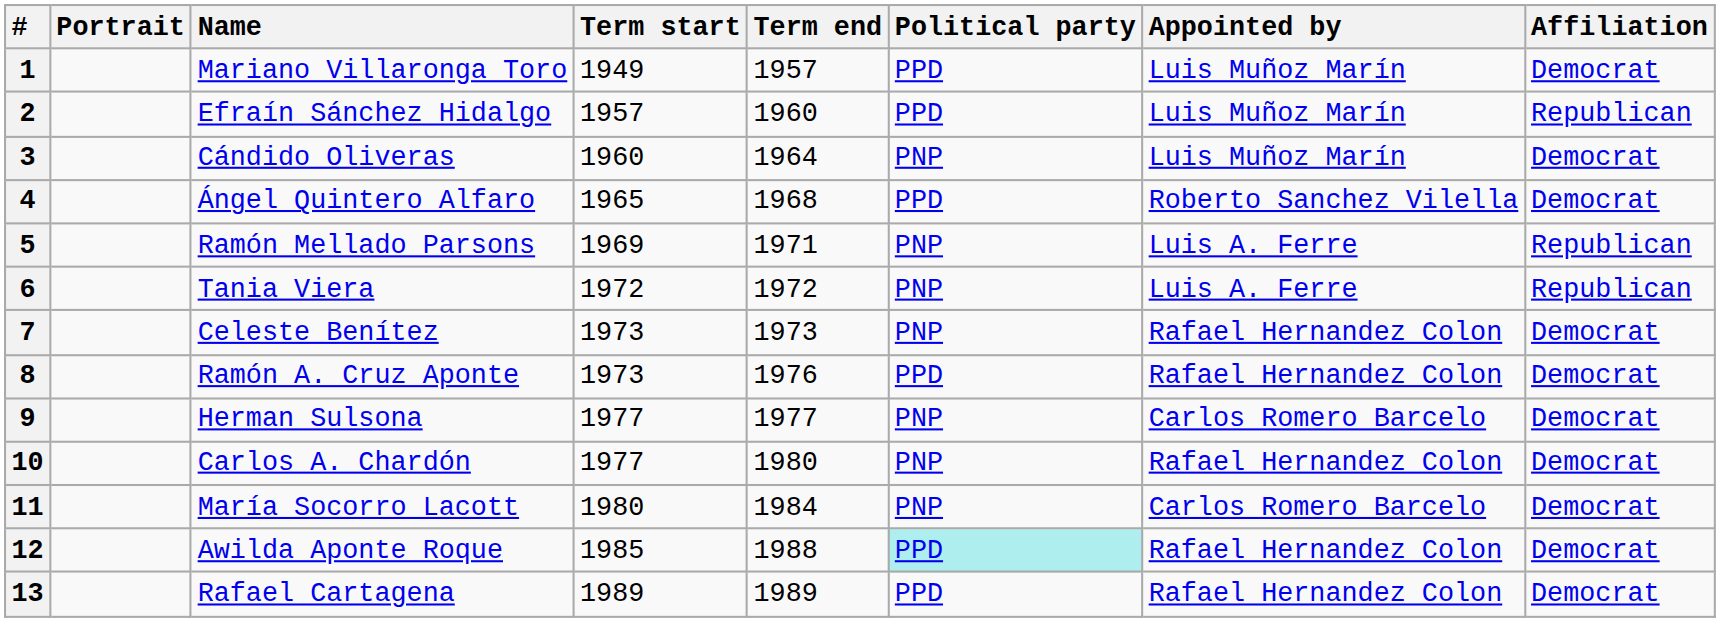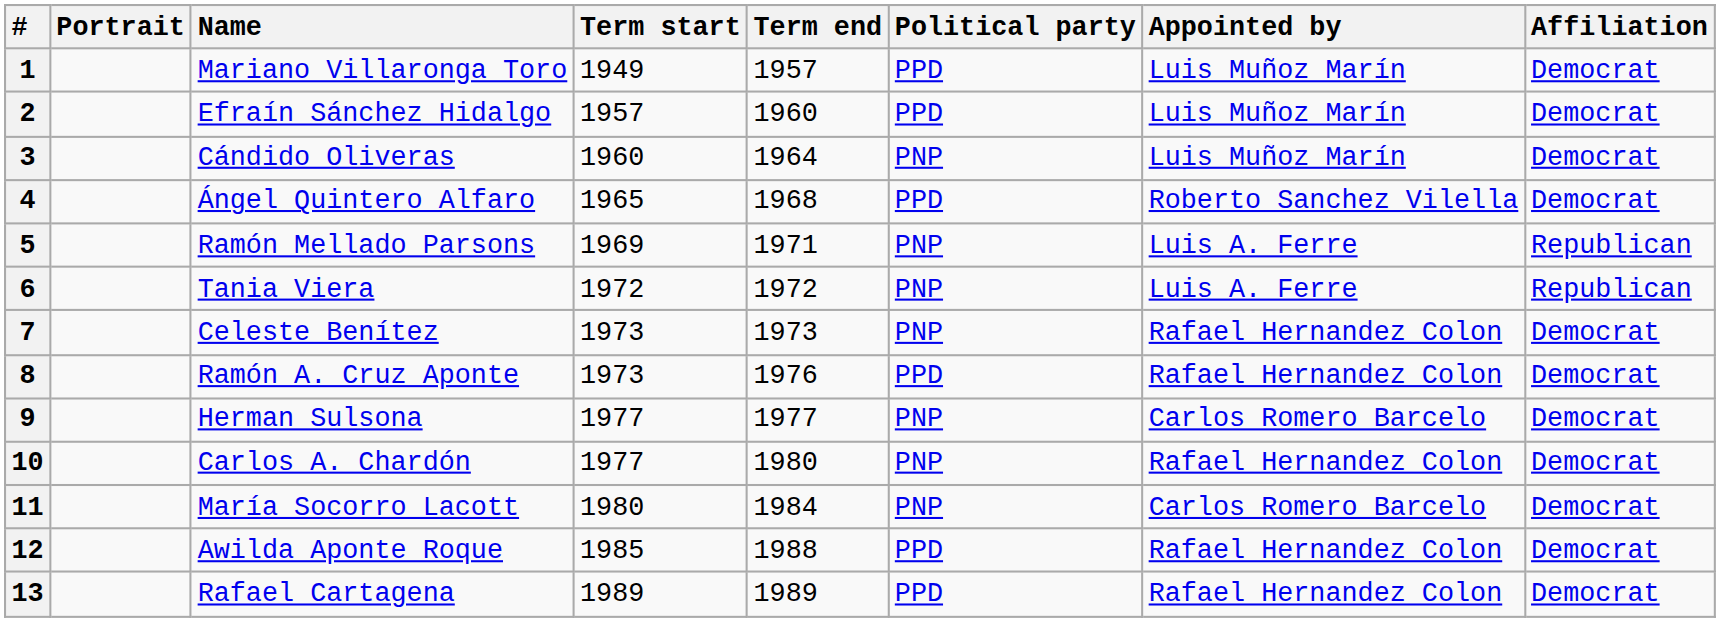(1611, 114) Republican -> (1595, 114) Democrat
(919, 551) paleturquoise background -> (919, 551) no background
